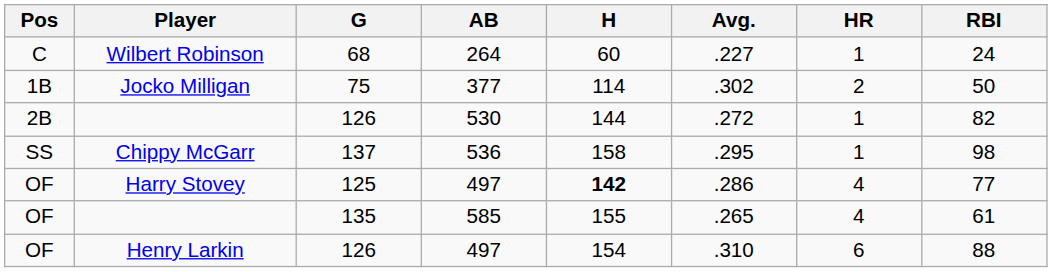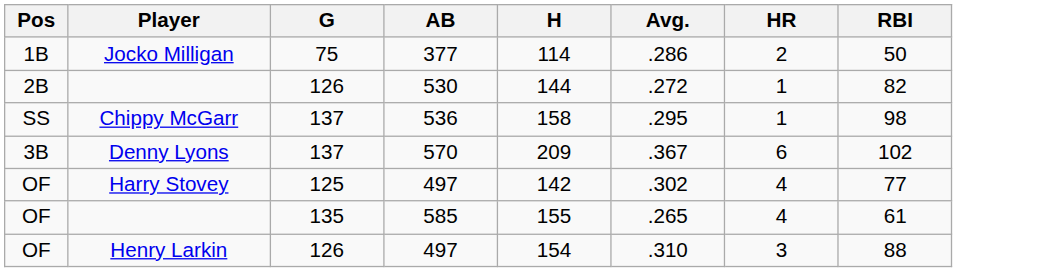- row: (185, 53)
(734, 86) .302 -> (668, 53) .286
+ row: (169, 151)
(609, 184) bold -> (554, 184) normal
(734, 184) .286 -> (668, 184) .302
(859, 250) 6 -> (781, 250) 3
